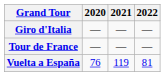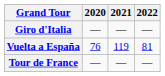rows swapped: (43, 46) <-> (43, 63)
